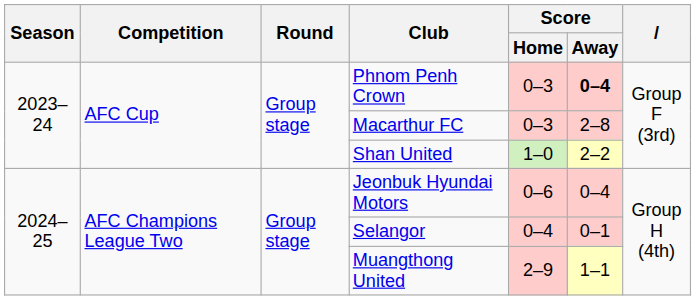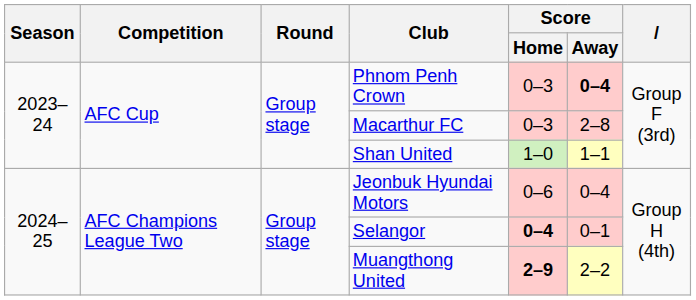(595, 153) 2–2 -> (595, 153) 1–1
(538, 231) normal -> (538, 231) bold
(538, 270) normal -> (538, 270) bold
(595, 270) 1–1 -> (595, 270) 2–2
